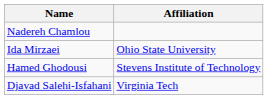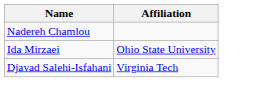- row: (47, 67)
